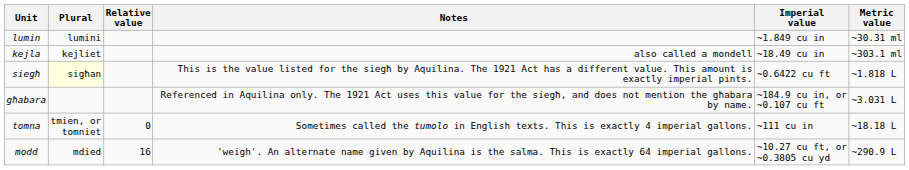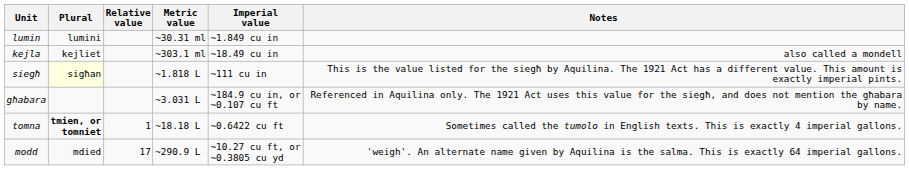columns swapped: (877, 17) <-> (454, 17)
(793, 74) ~0.6422 cu ft -> (239, 74) ~111 cu in
(76, 126) normal -> (76, 126) bold
(148, 126) 0 -> (148, 126) 1
(785, 126) ~111 cu in -> (247, 126) ~0.6422 cu ft
(145, 152) 16 -> (145, 152) 17
